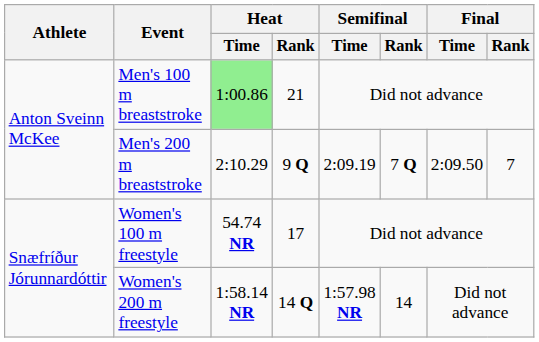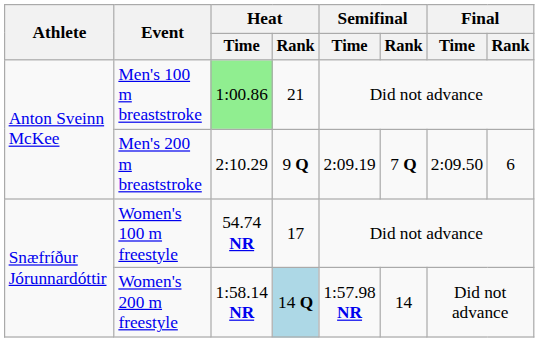(511, 164) 7 -> (511, 164) 6
(296, 302) no background -> (296, 302) lightblue background
